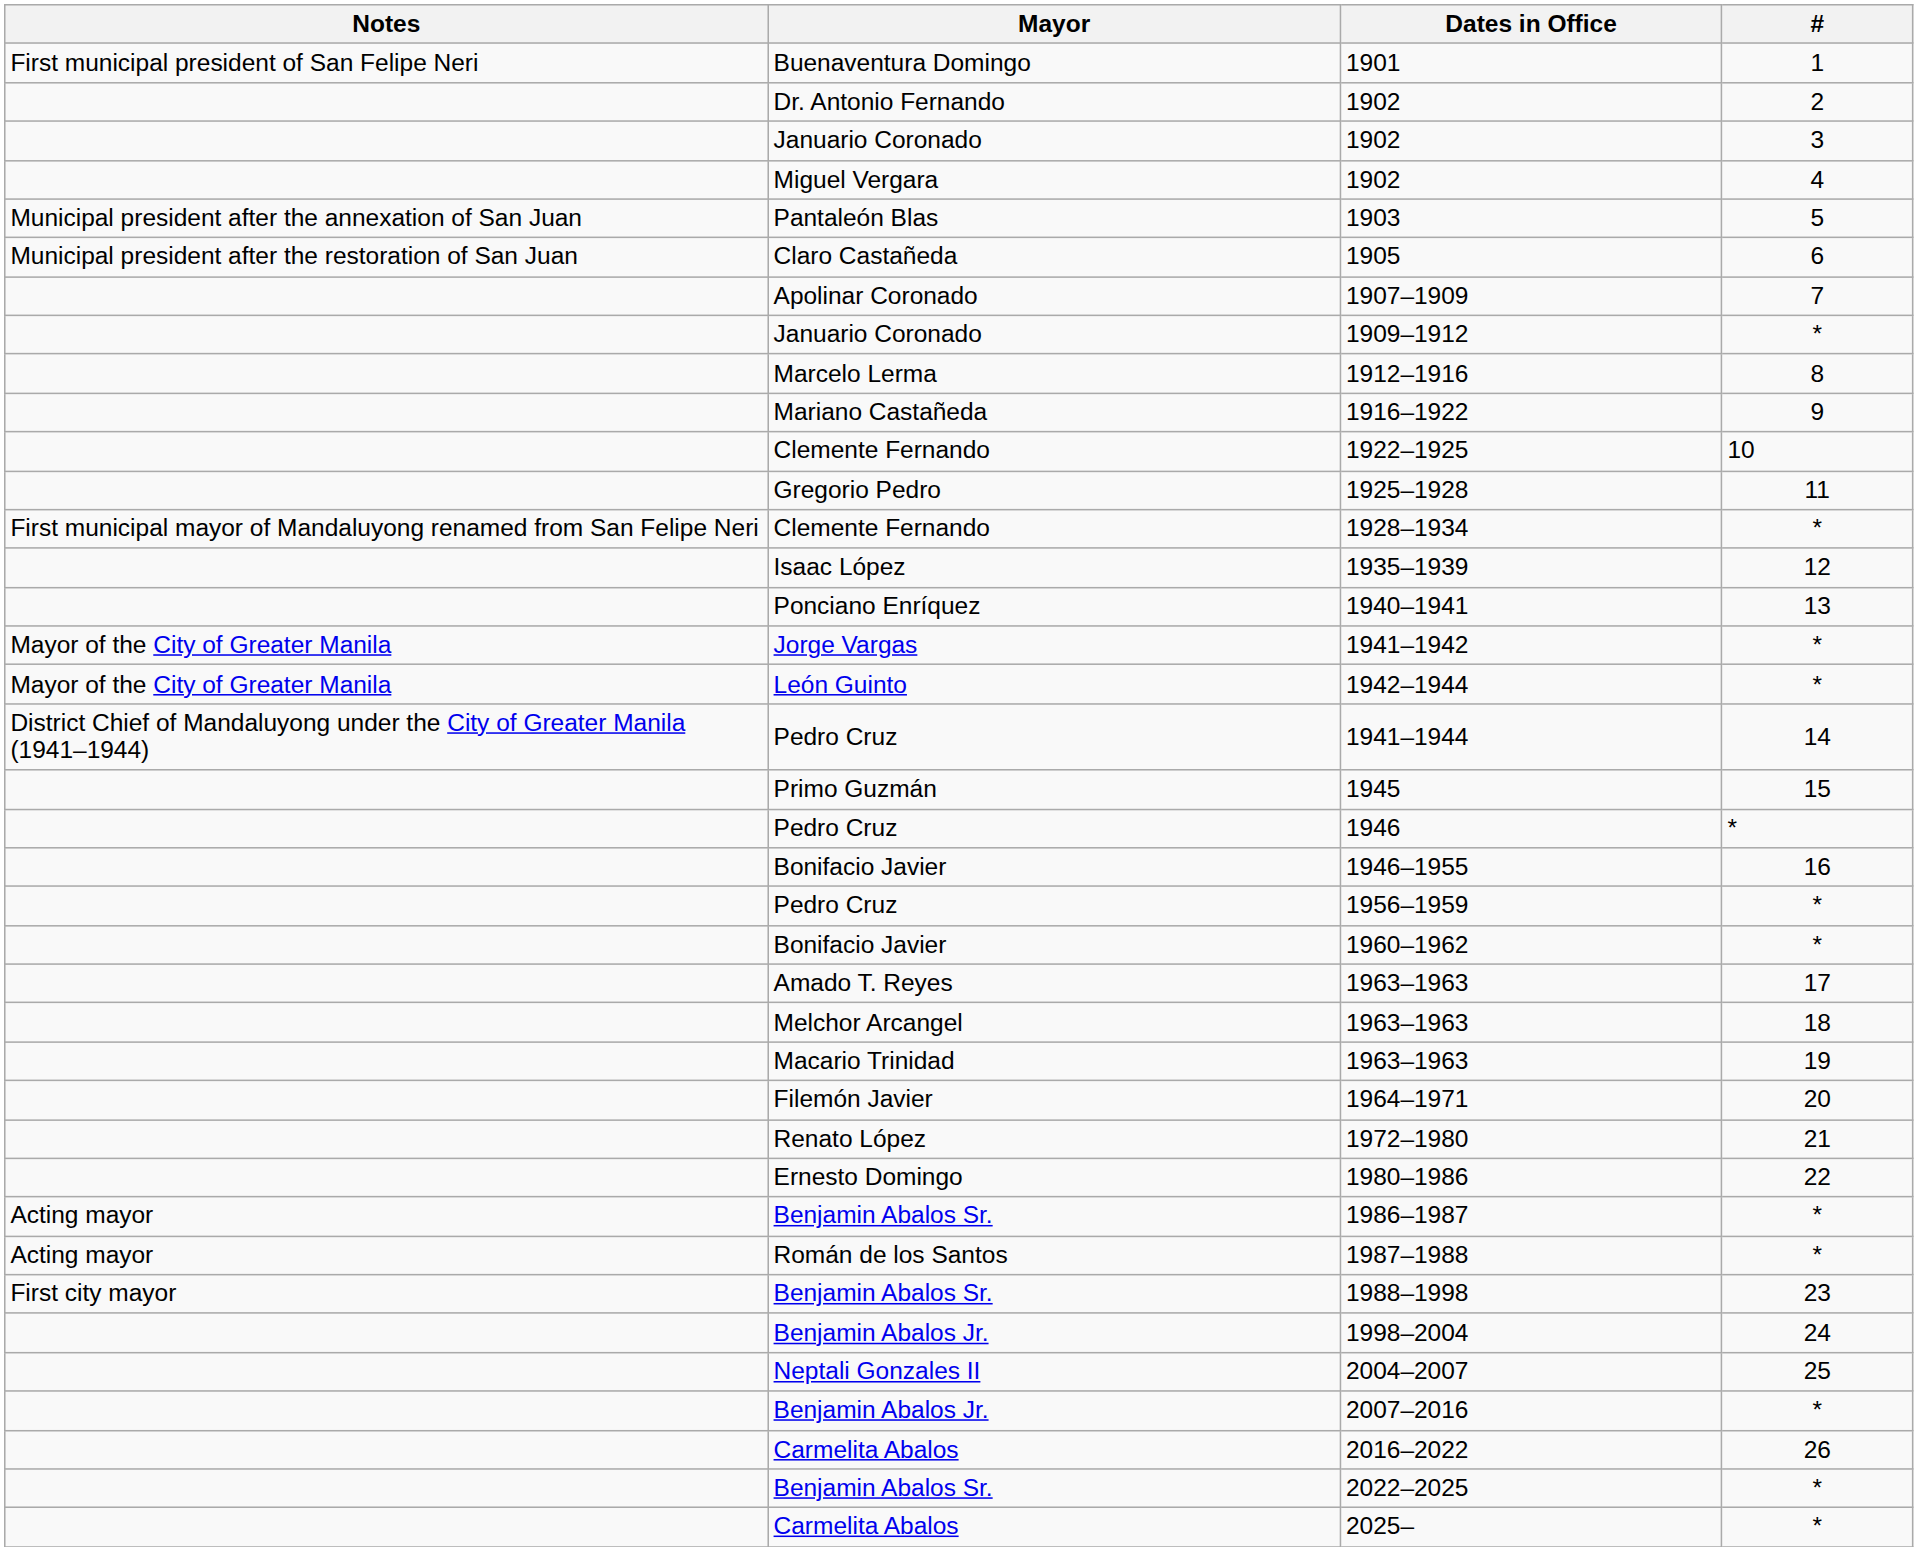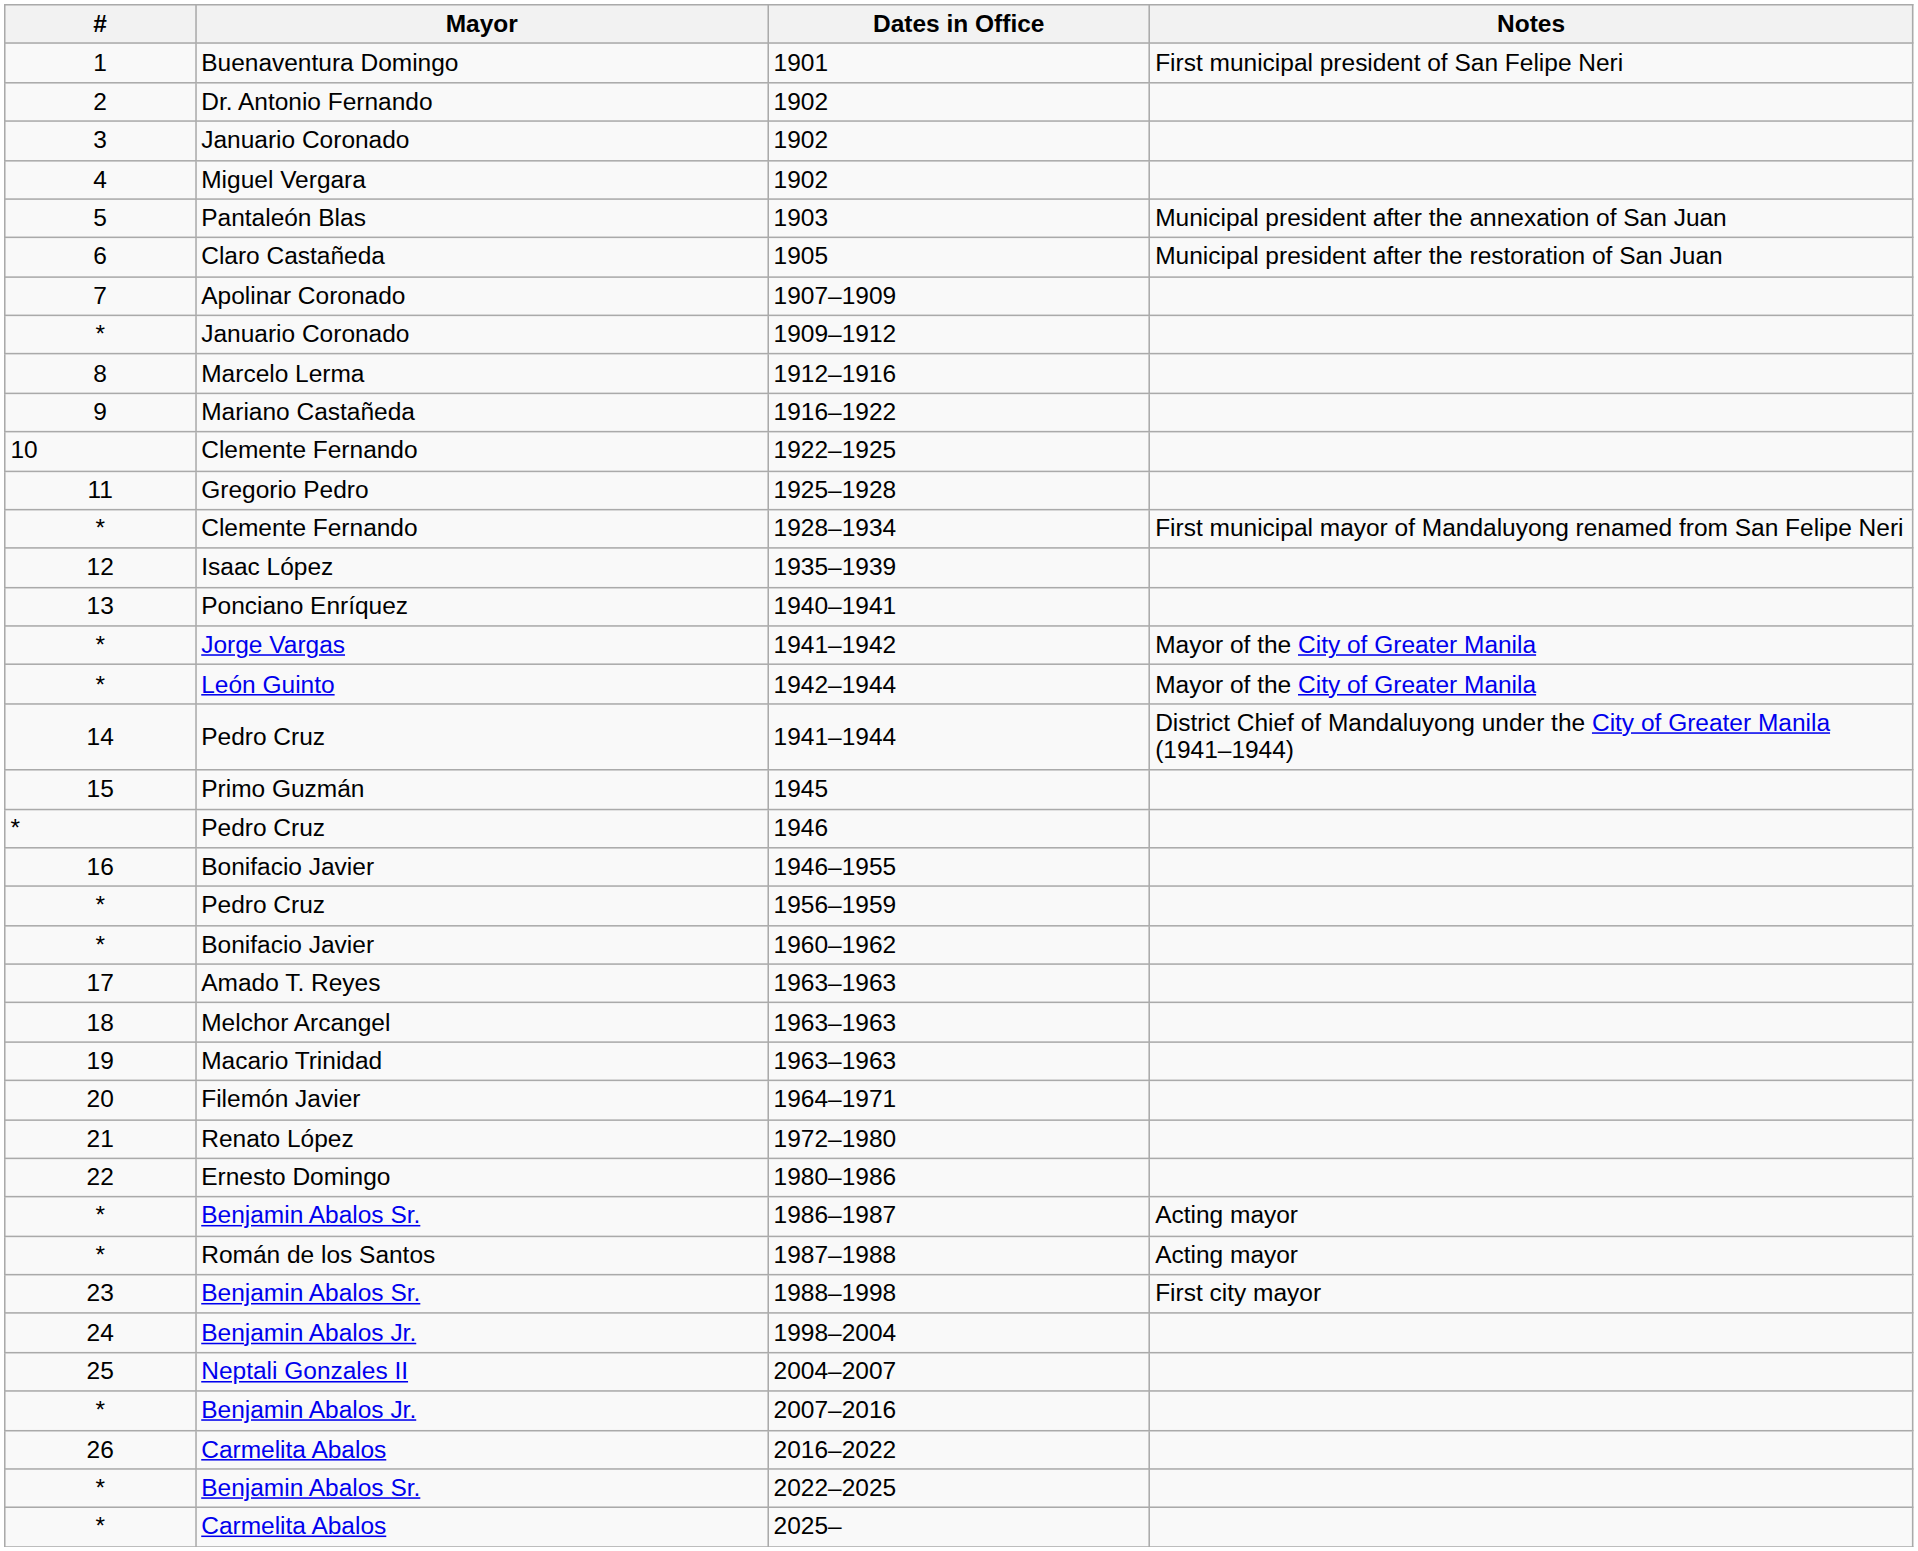columns swapped: (1817, 23) <-> (386, 23)
